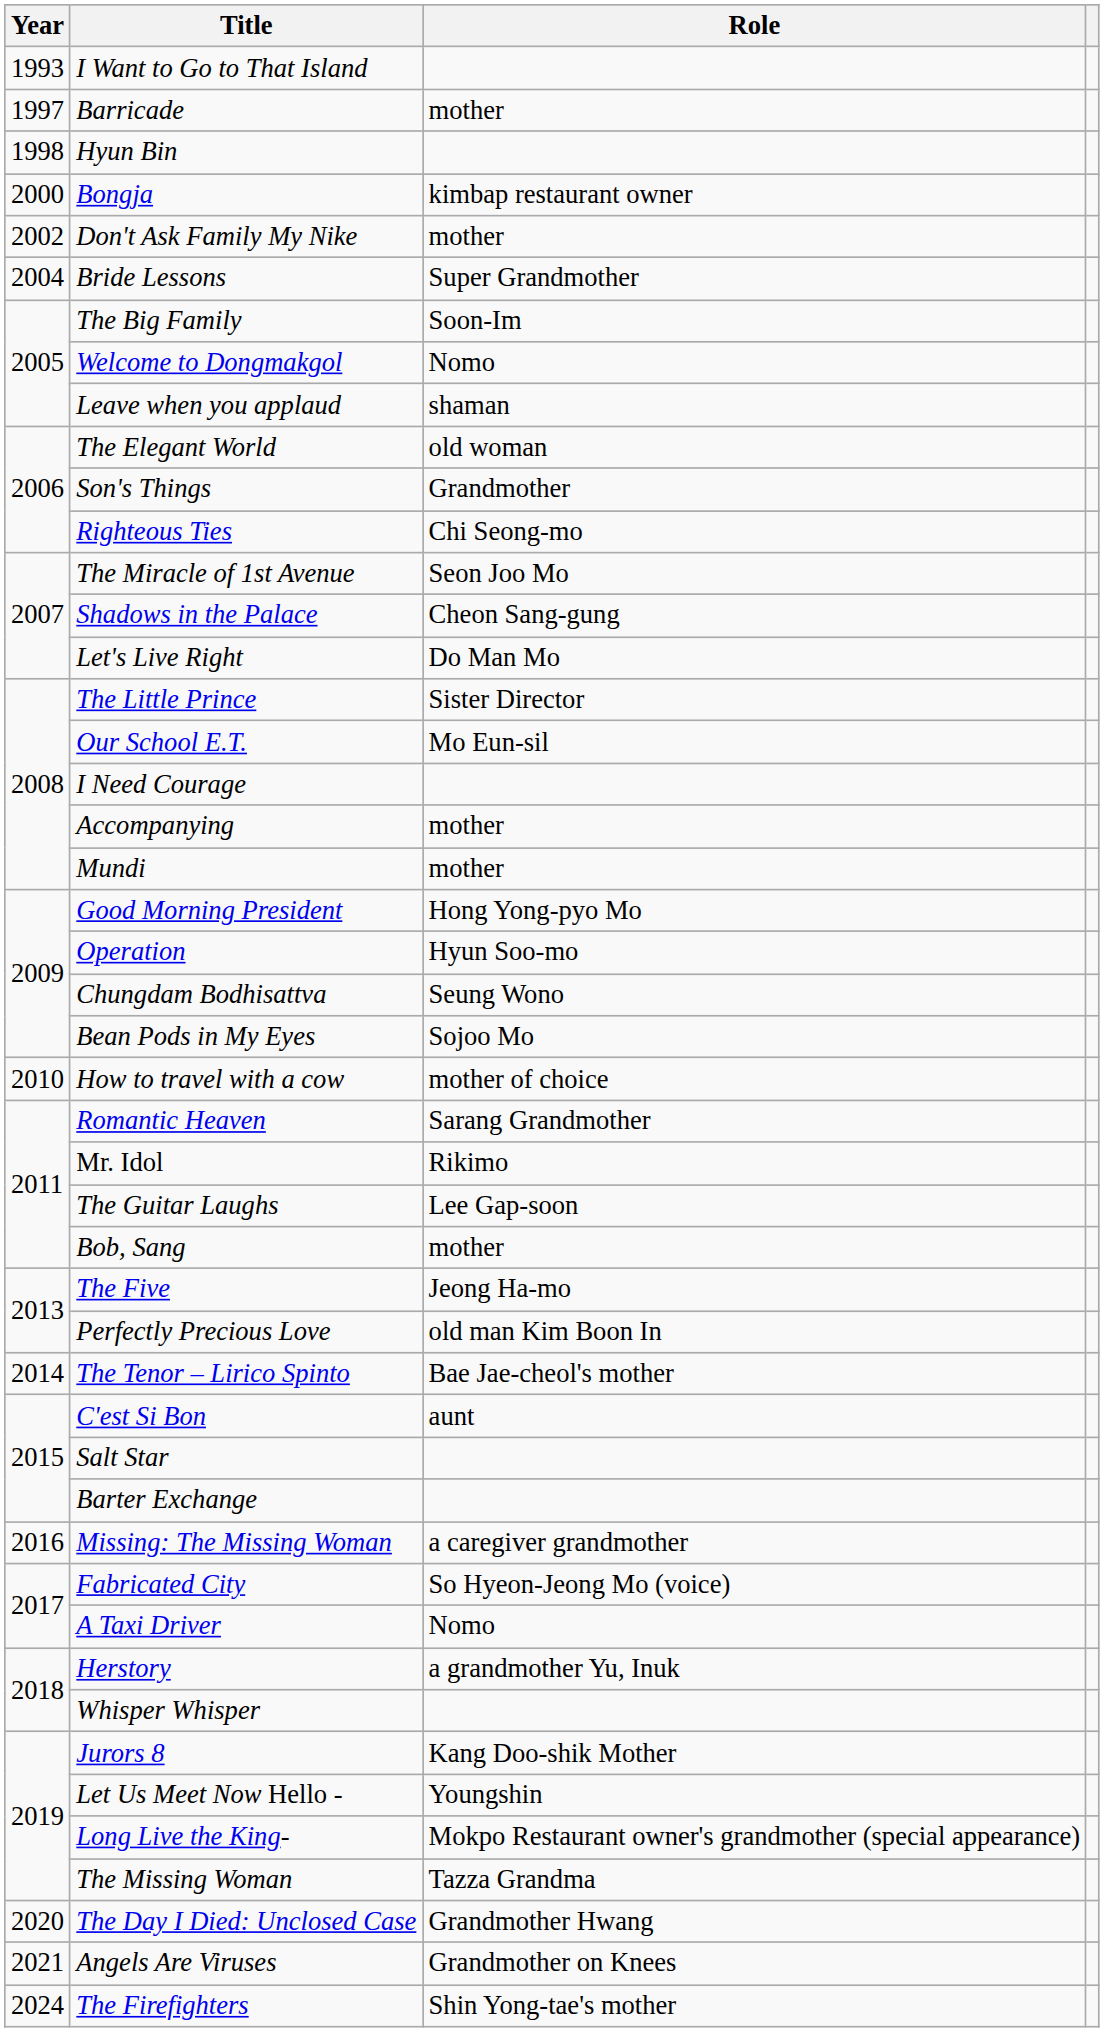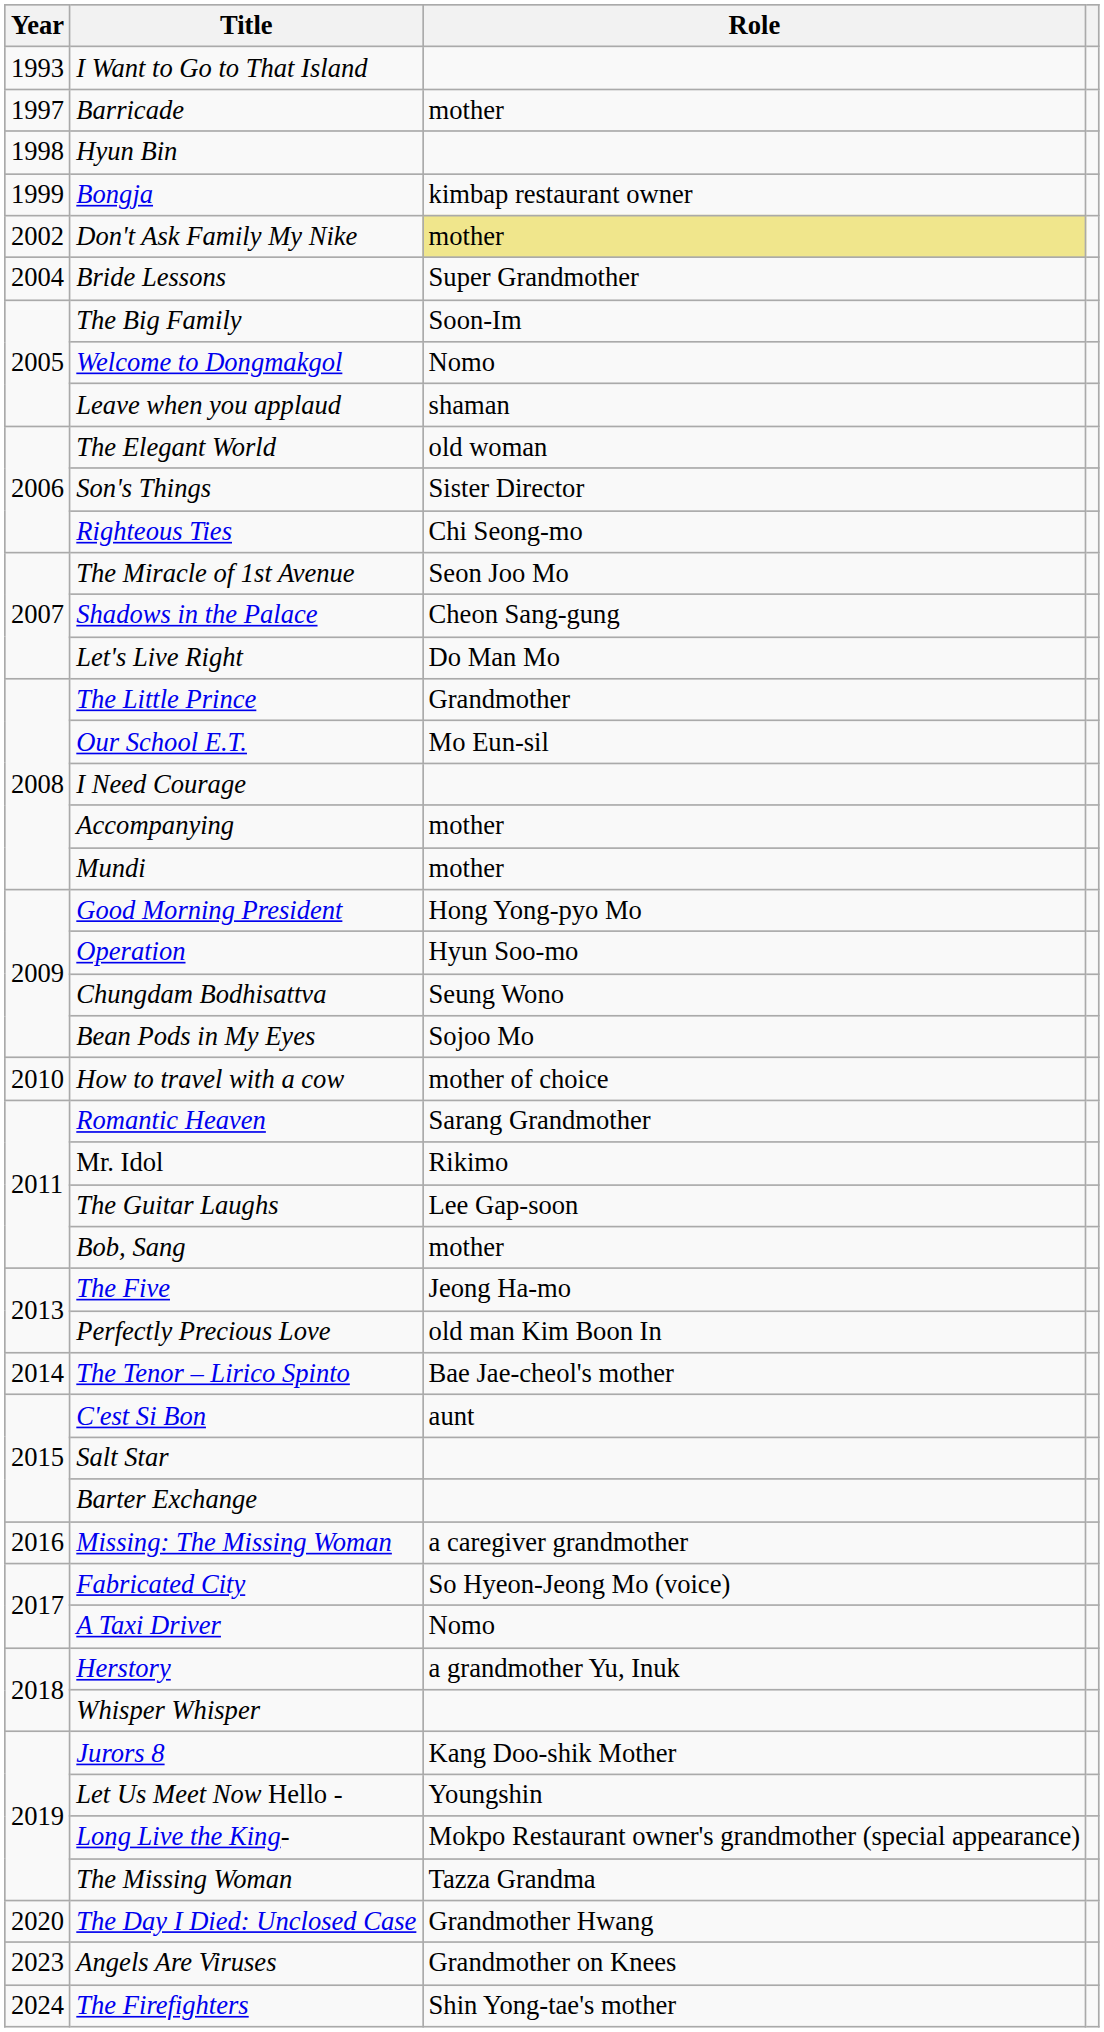(38, 194) 2000 -> (38, 194) 1999
(466, 236) no background -> (466, 236) khaki background
(499, 488) Grandmother -> (506, 488) Sister Director
(506, 699) Sister Director -> (499, 699) Grandmother
(38, 1963) 2021 -> (38, 1963) 2023
